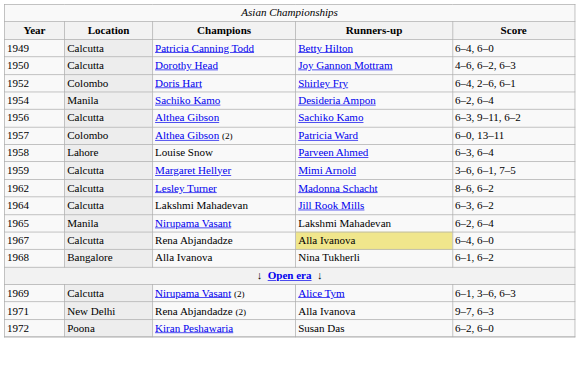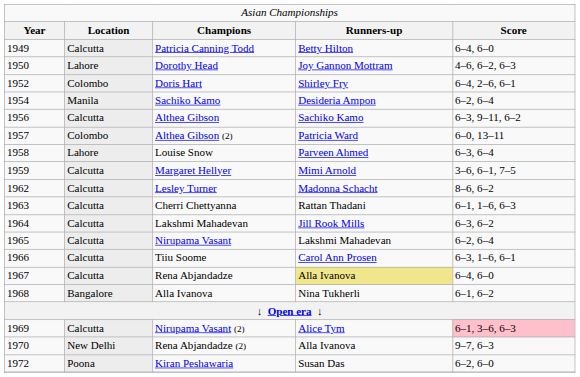(86, 65) Calcutta -> (83, 65) Lahore
+ row: (196, 205)
(83, 223) Manila -> (86, 240) Calcutta
+ row: (181, 258)
(485, 293) no background -> (485, 328) pink background
(18, 310) 1971 -> (18, 345) 1970
